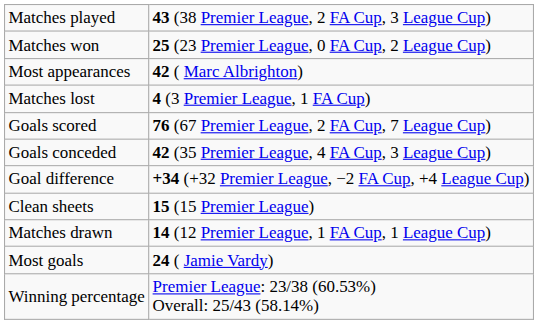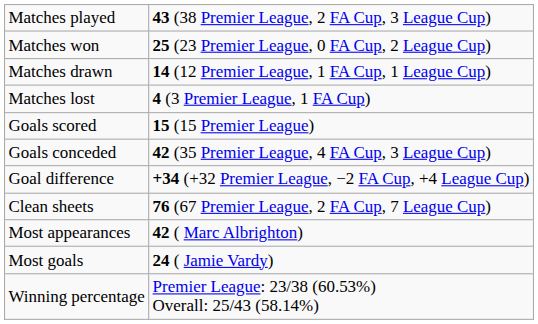rows swapped: (60, 233) <-> (69, 71)
(322, 125) 76 (67 Premier League, 2 FA Cup, 7 League Cup) -> (233, 125) 15 (15 Premier League)
(233, 206) 15 (15 Premier League) -> (322, 206) 76 (67 Premier League, 2 FA Cup, 7 League Cup)
